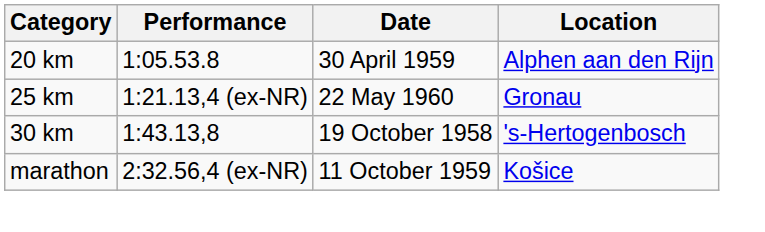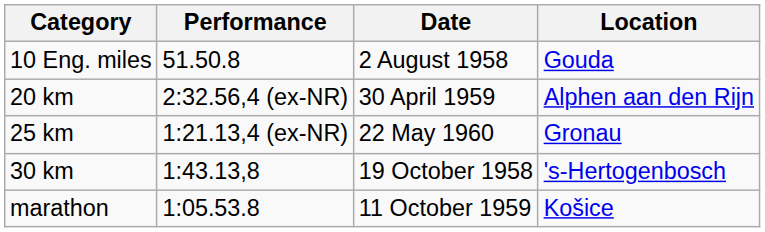+ row: (81, 60)
(171, 60) 1:05.53.8 -> (255, 97) 2:32.56,4 (ex-NR)
(215, 171) 2:32.56,4 (ex-NR) -> (211, 208) 1:05.53.8
